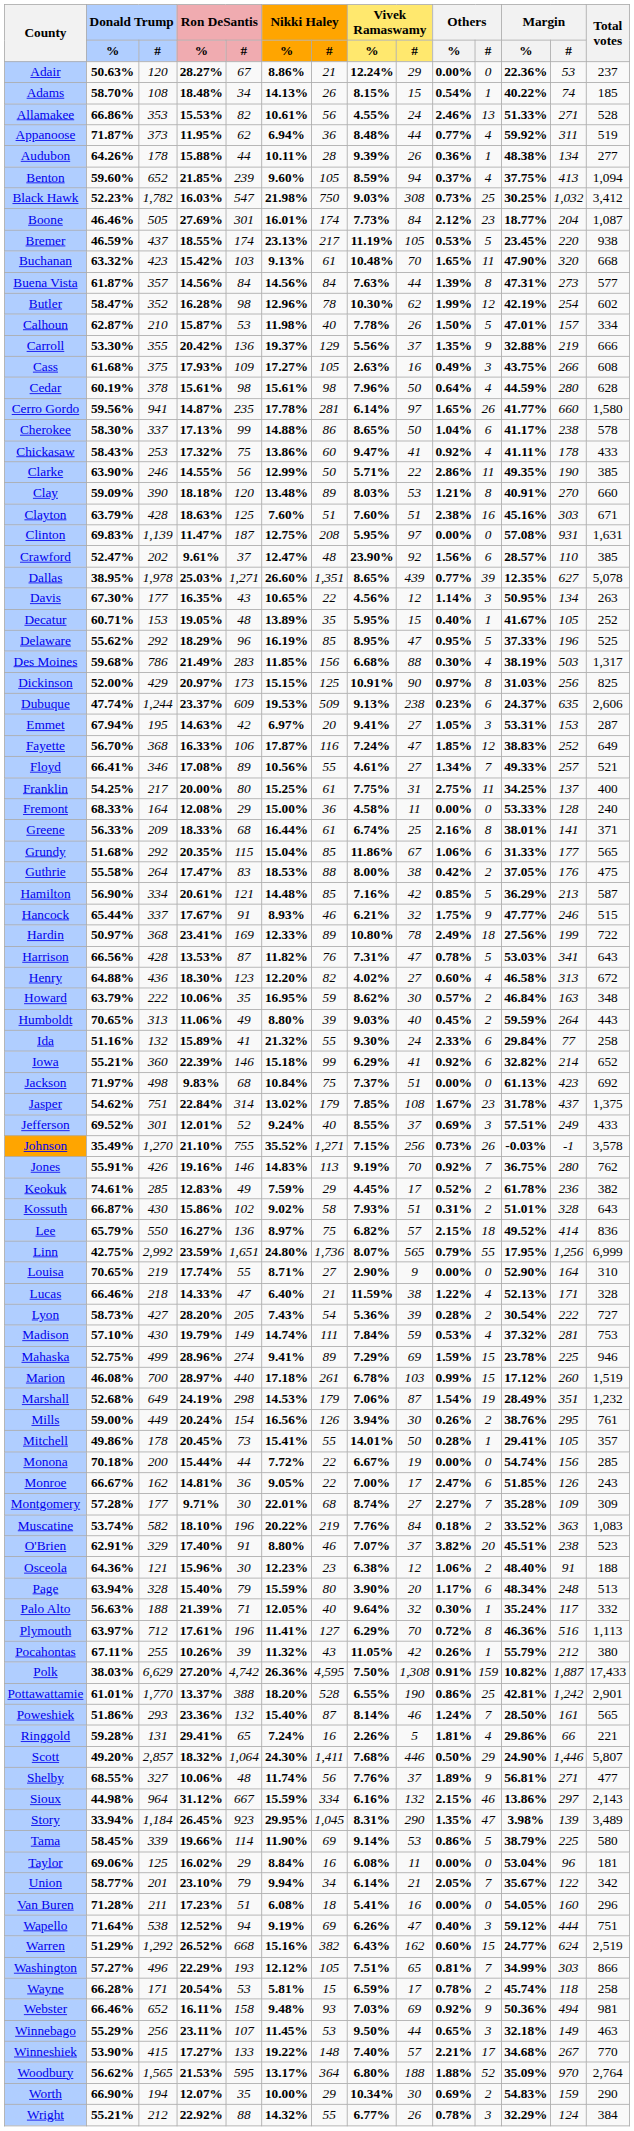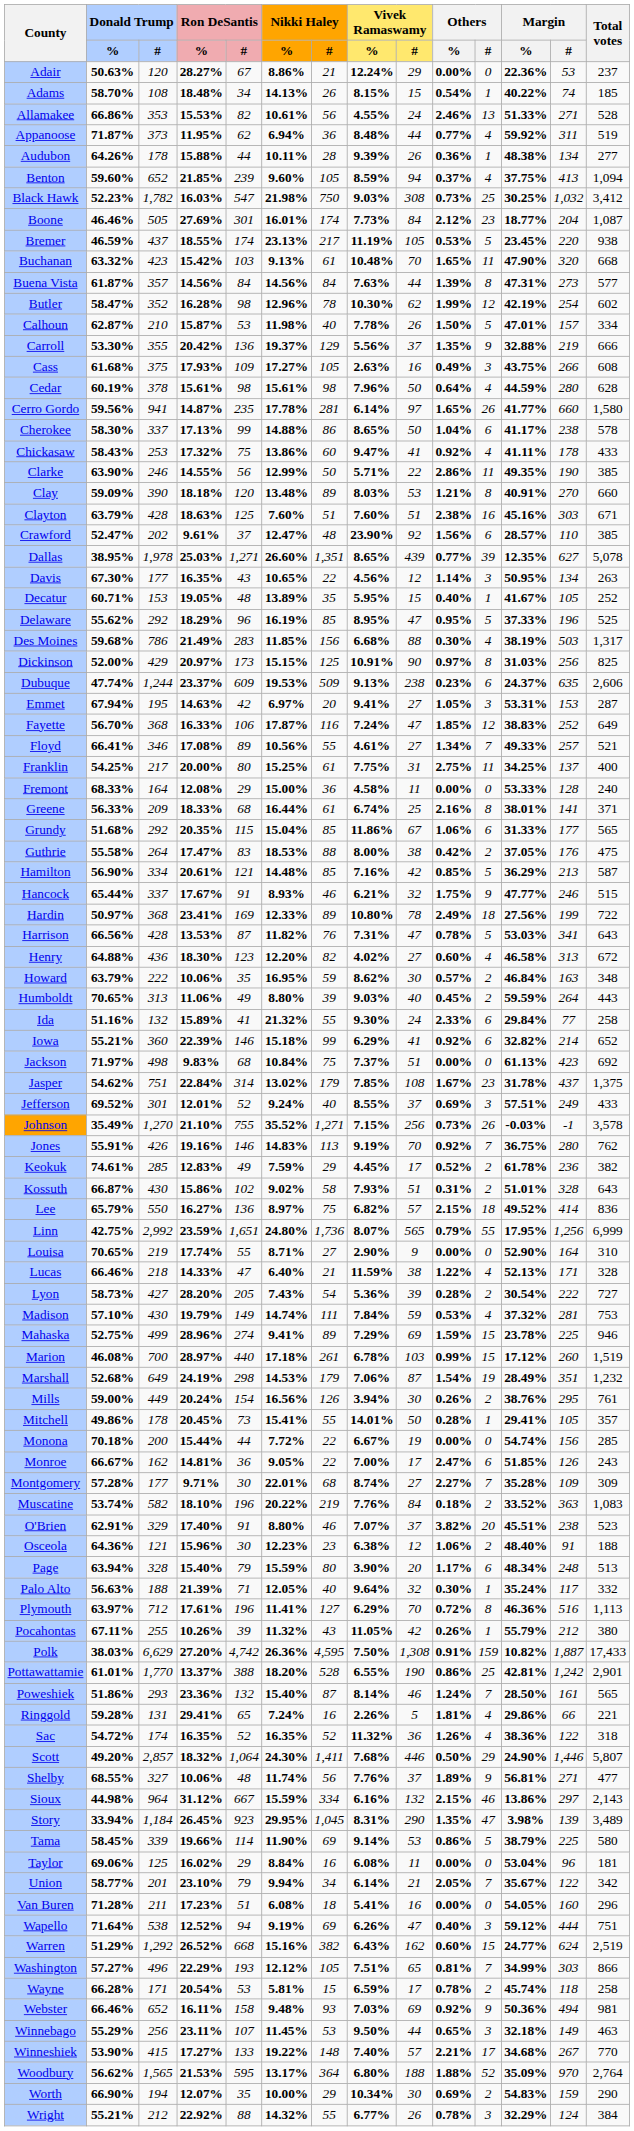- row: (45, 535)
+ row: (45, 1735)
